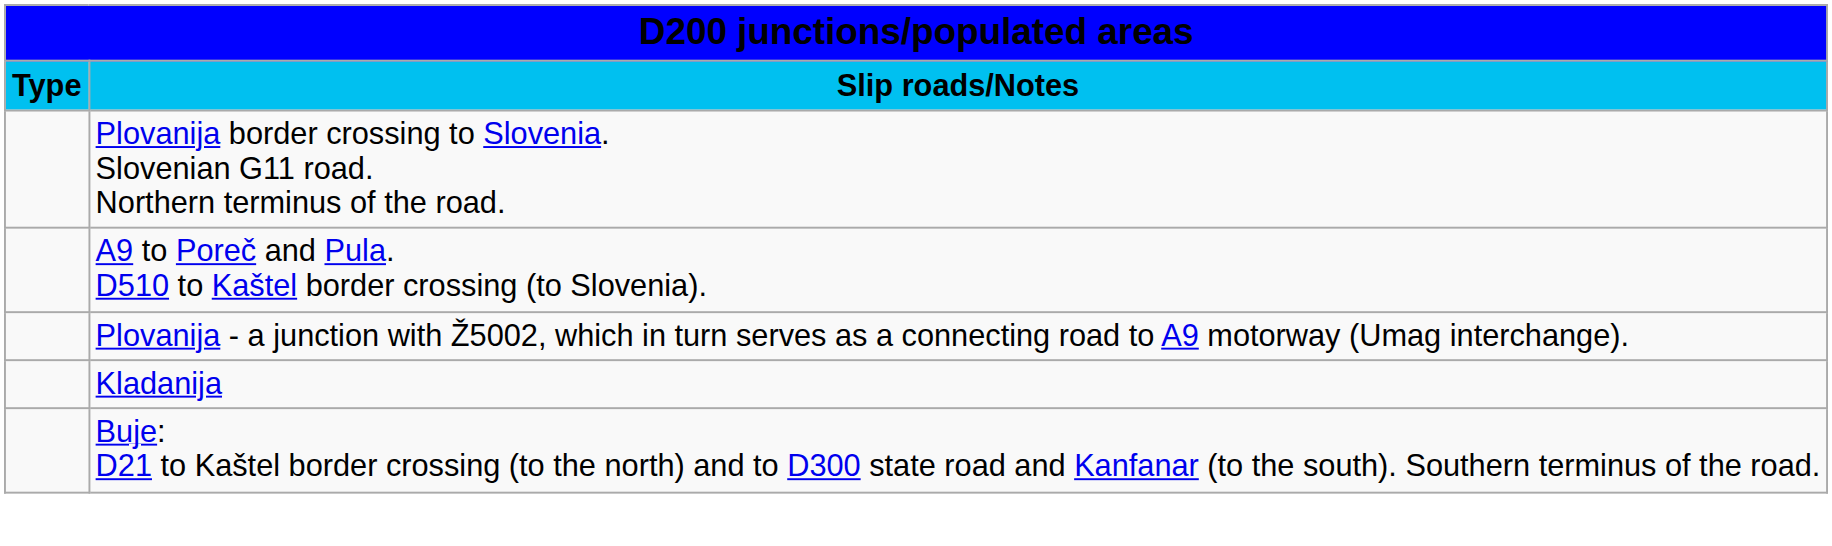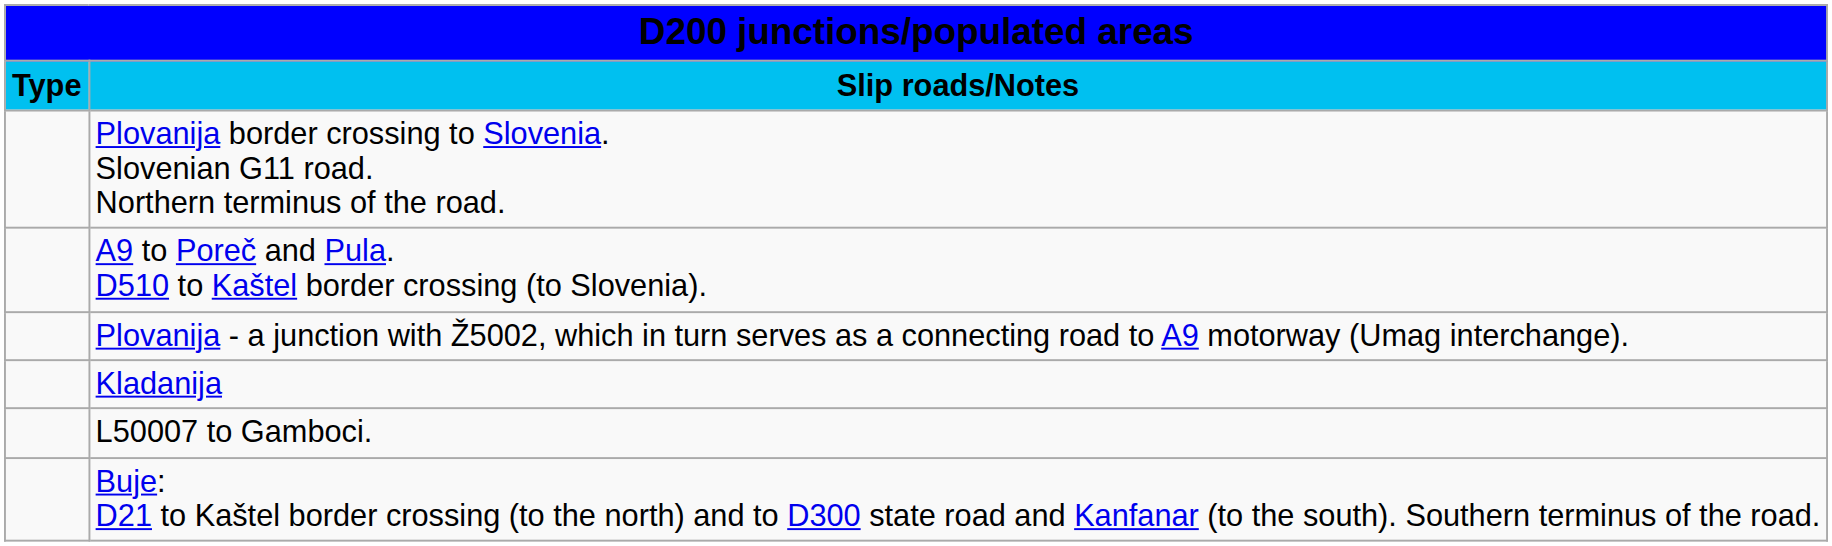+ row: (234, 432)
